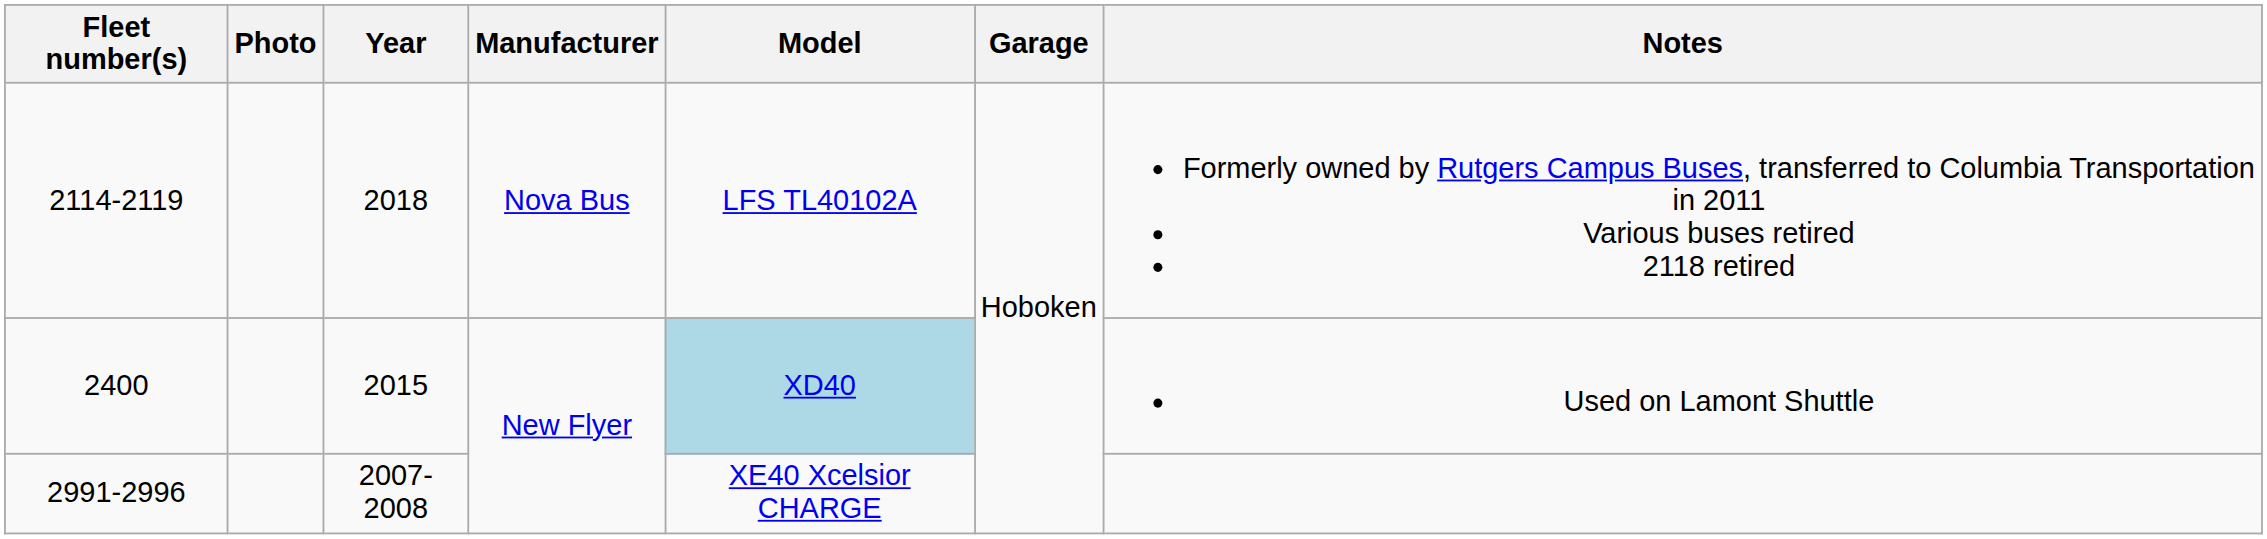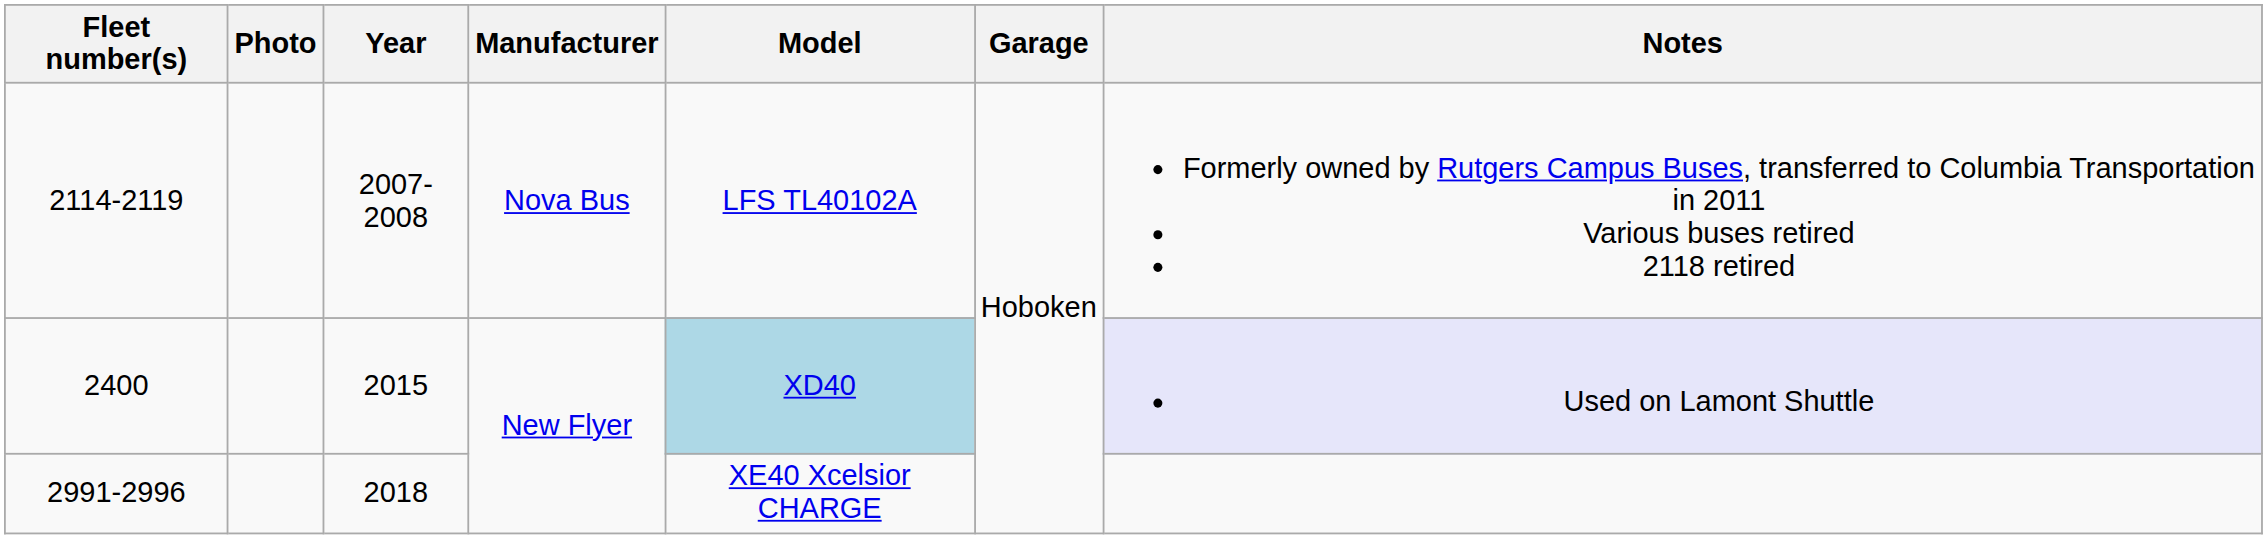(396, 200) 2018 -> (396, 200) 2007-2008
(1683, 402) no background -> (1683, 402) lavender background
(396, 492) 2007-2008 -> (396, 492) 2018
